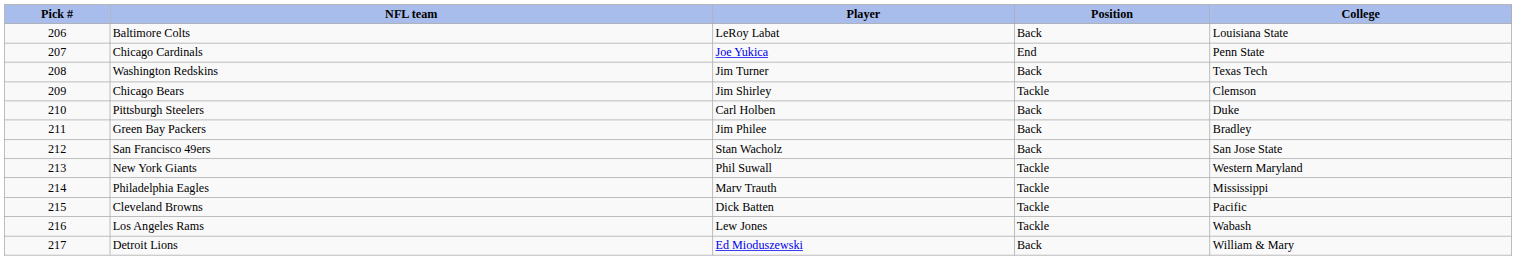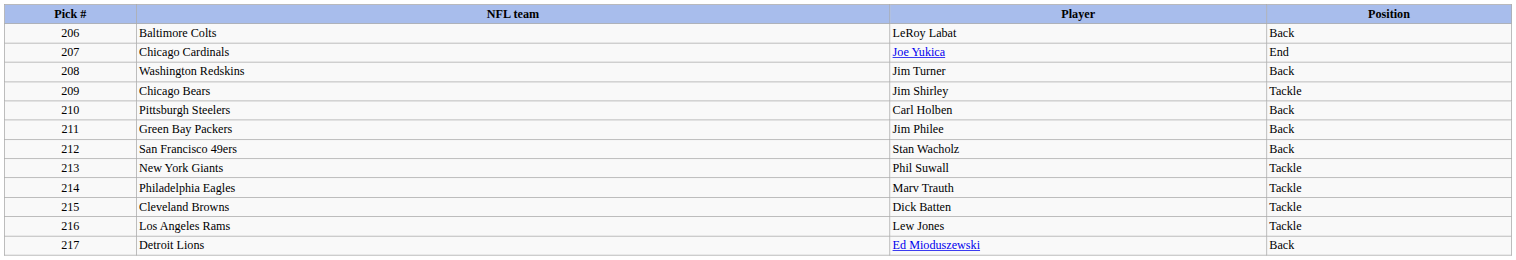- column: (1361, 14)
